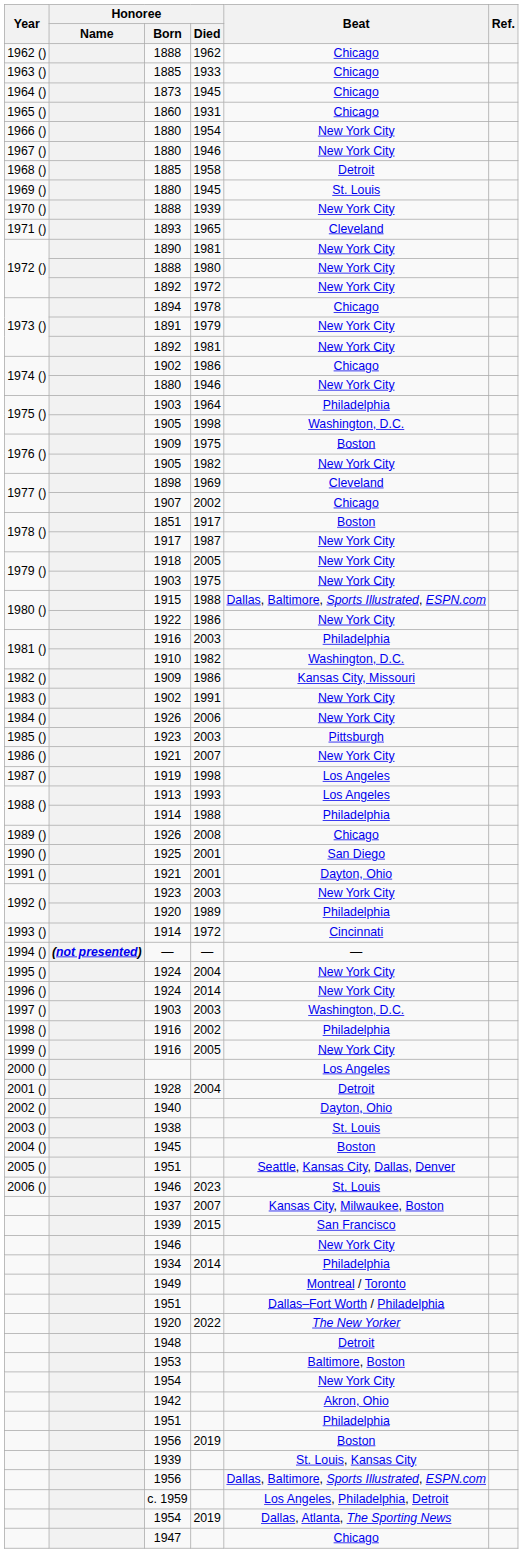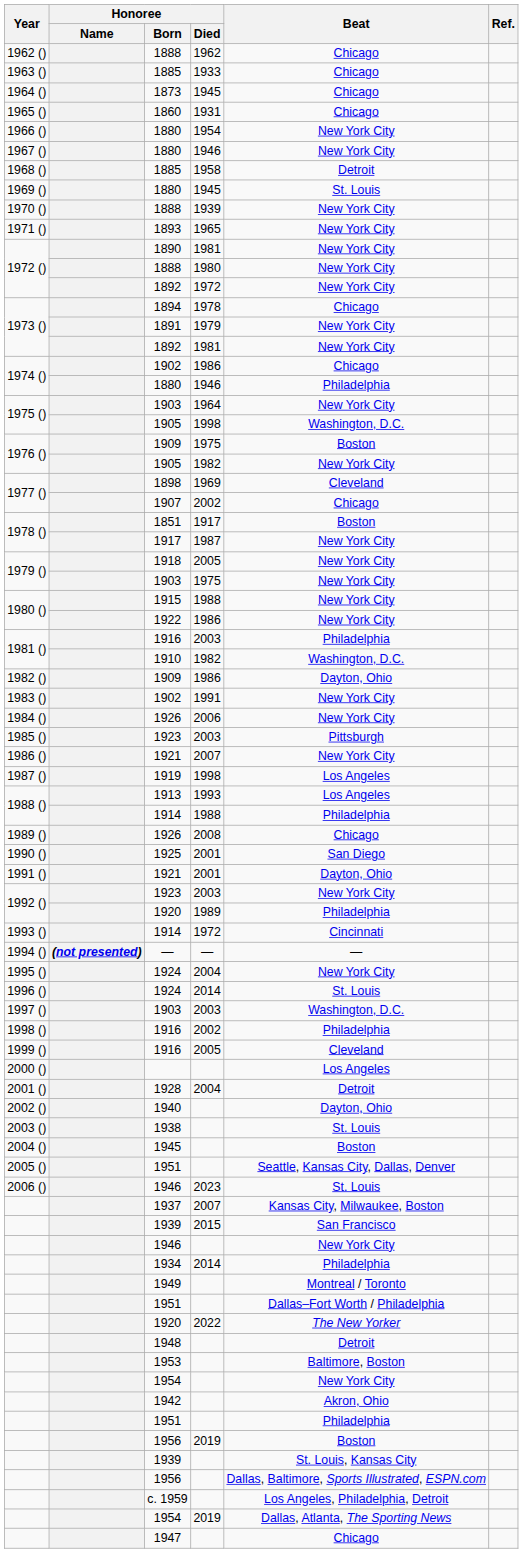(356, 229) Cleveland -> (356, 229) New York City
(356, 385) New York City -> (356, 385) Philadelphia
(356, 405) Philadelphia -> (356, 405) New York City
(356, 600) Dallas, Baltimore, Sports Illustrated, ESPN.com -> (356, 600) New York City
(356, 678) Kansas City, Missouri -> (356, 678) Dayton, Ohio
(356, 991) New York City -> (356, 991) St. Louis
(356, 1049) New York City -> (356, 1049) Cleveland
